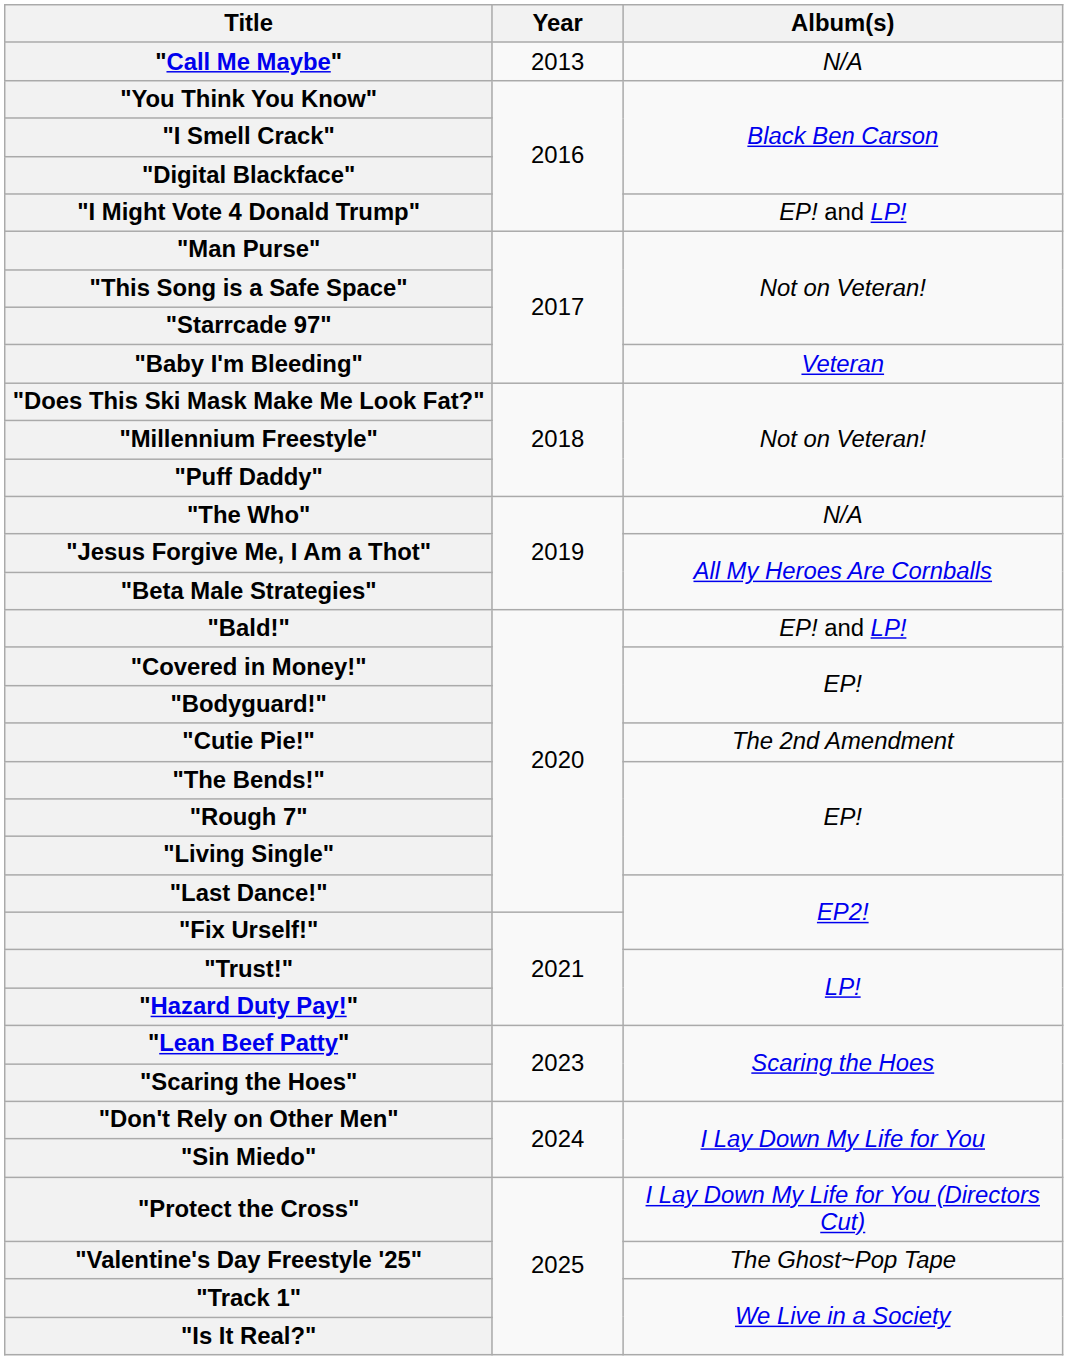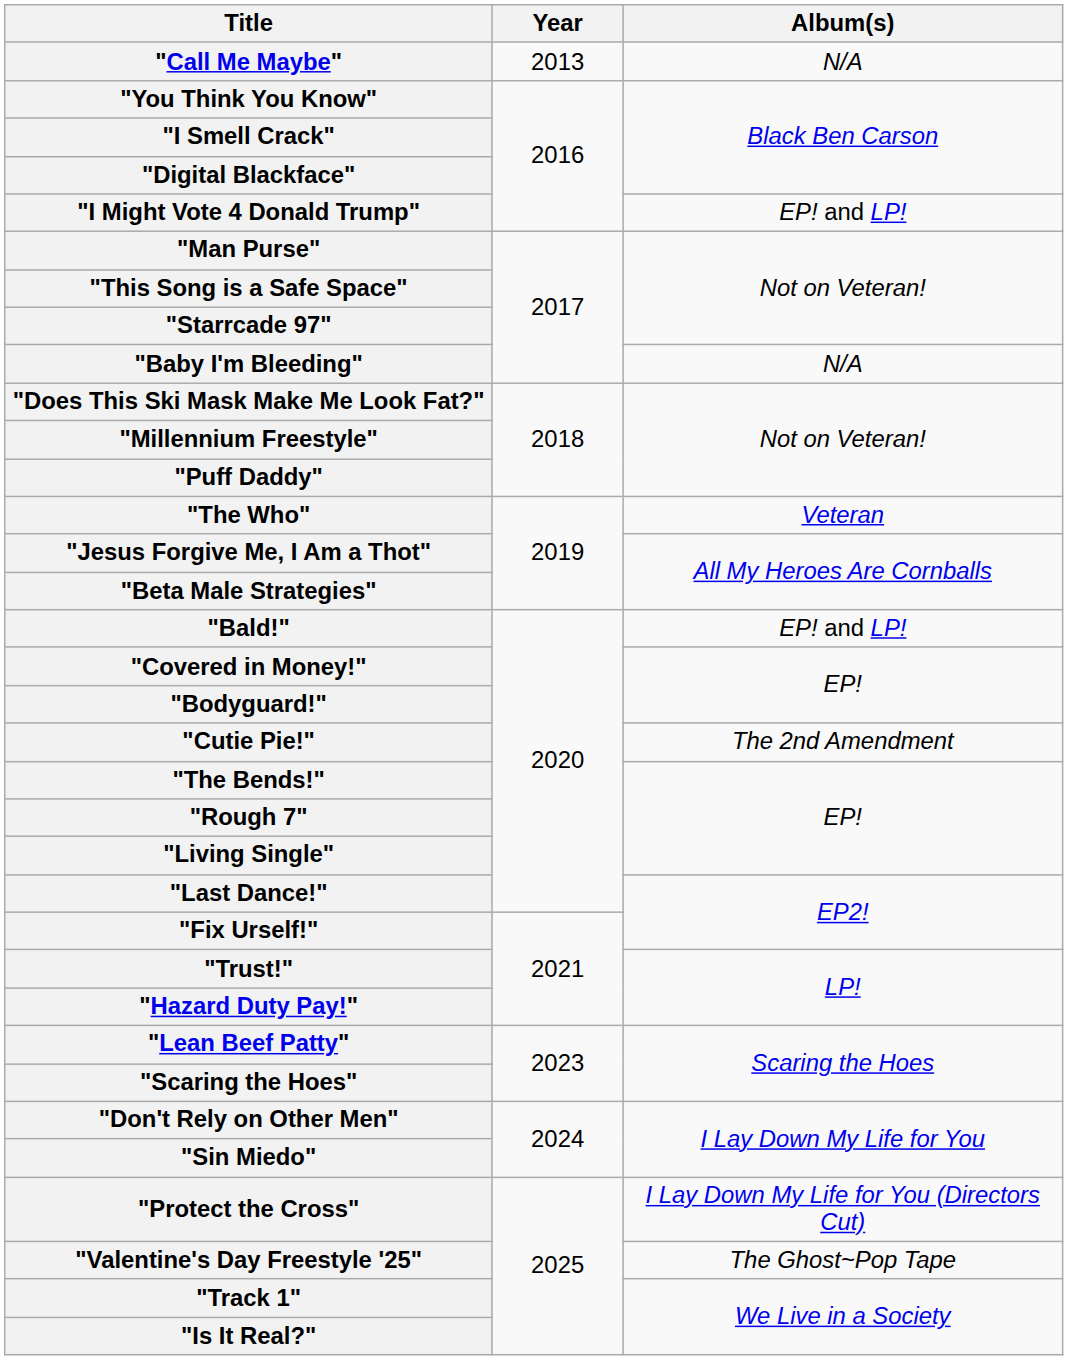(843, 363) Veteran -> (843, 363) N/A
(843, 514) N/A -> (843, 514) Veteran
